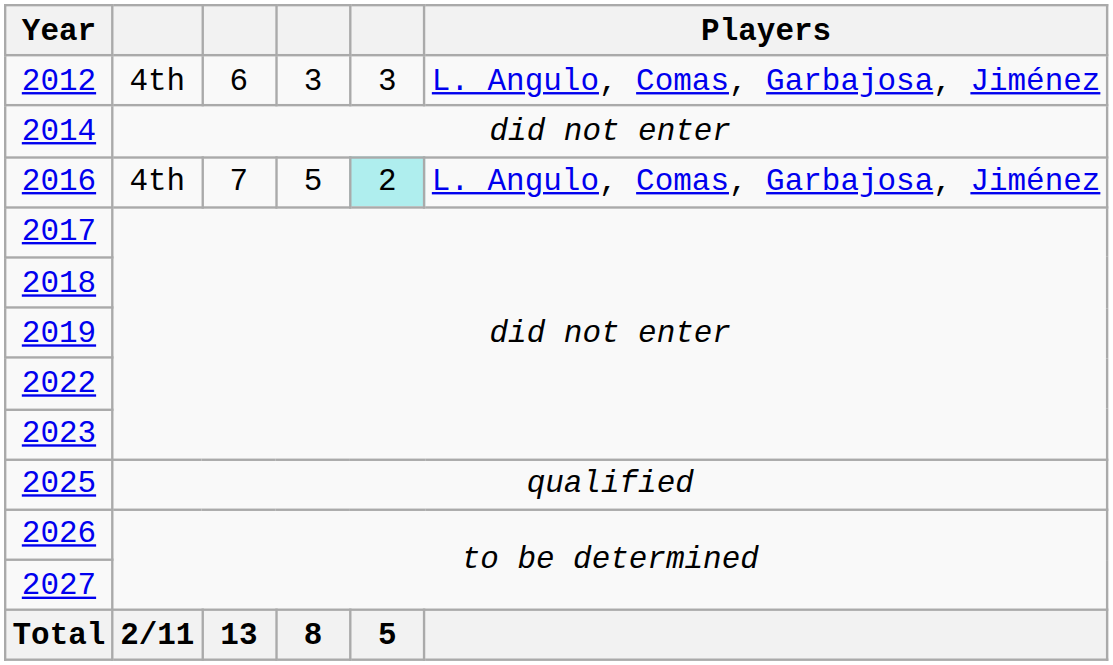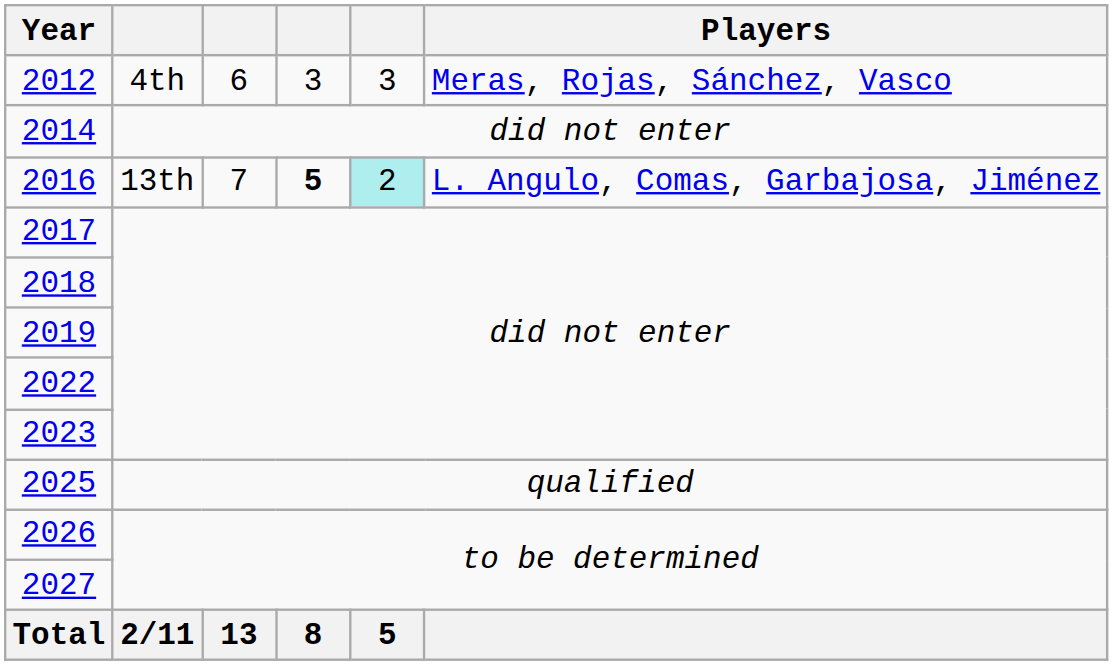(766, 81) L. Angulo, Comas, Garbajosa, Jiménez -> (692, 81) Meras, Rojas, Sánchez, Vasco
(157, 182) 4th -> (157, 182) 13th
(313, 182) normal -> (313, 182) bold
